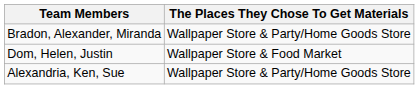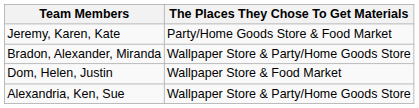+ row: (64, 34)
